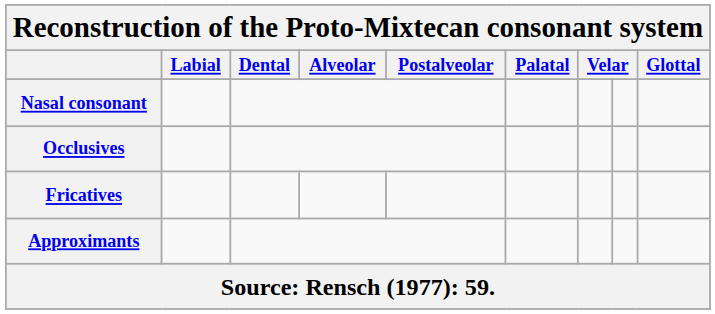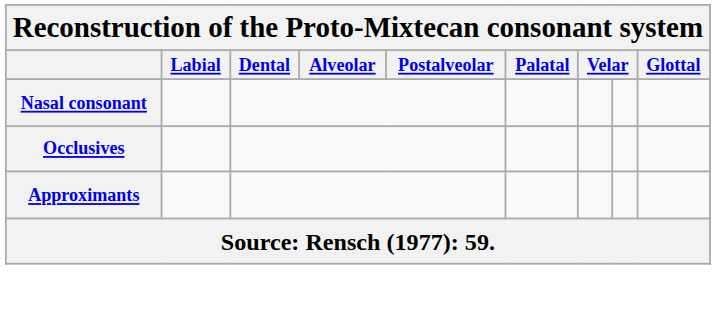- row: (84, 195)
